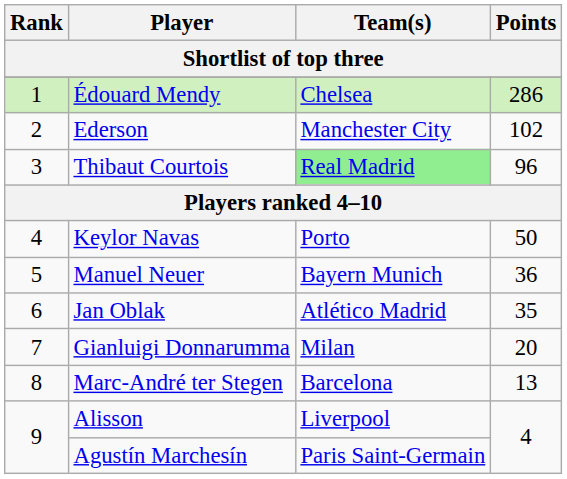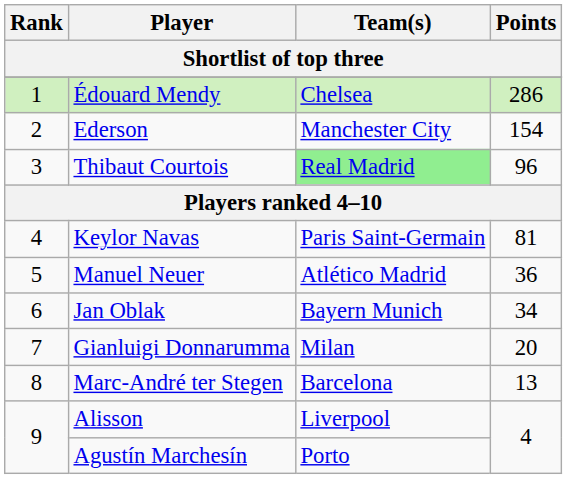(526, 130) 102 -> (526, 130) 154
(325, 238) Porto -> (393, 238) Paris Saint-Germain
(526, 238) 50 -> (526, 238) 81
(371, 274) Bayern Munich -> (373, 274) Atlético Madrid
(373, 310) Atlético Madrid -> (371, 310) Bayern Munich
(526, 310) 35 -> (526, 310) 34
(393, 454) Paris Saint-Germain -> (325, 454) Porto
